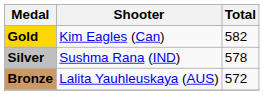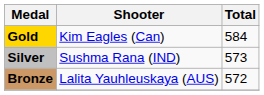(236, 36) 582 -> (236, 36) 584
(236, 57) 578 -> (236, 57) 573
